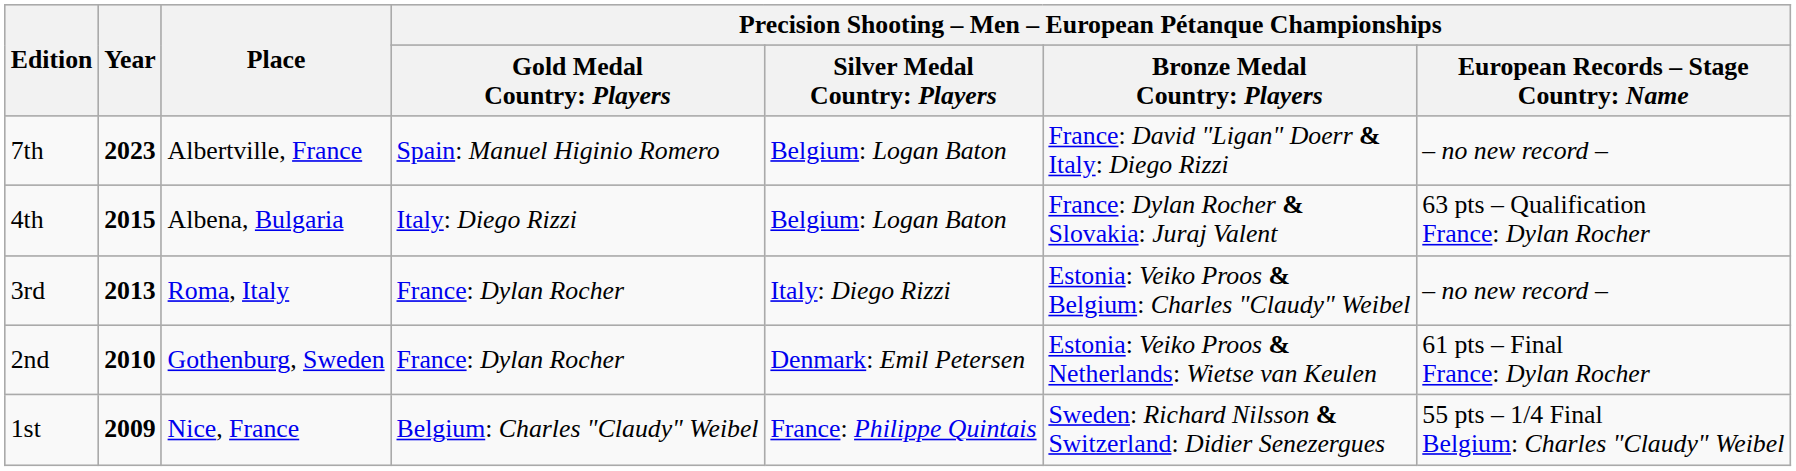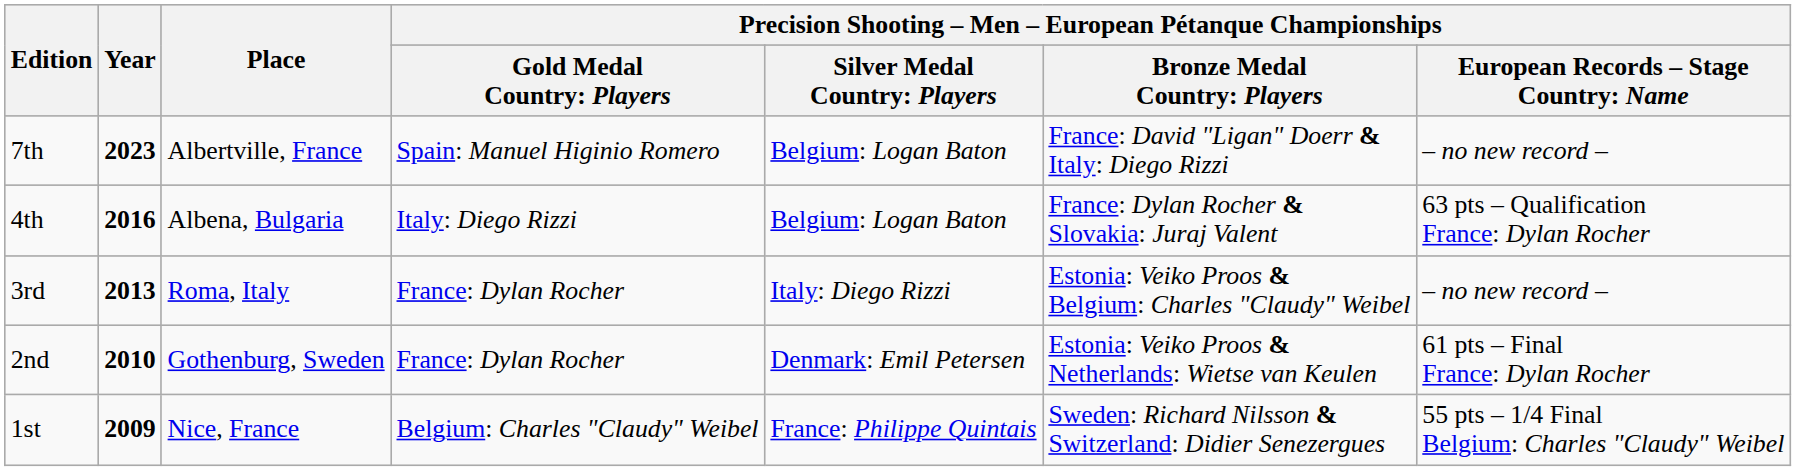(130, 219) 2015 -> (130, 219) 2016
